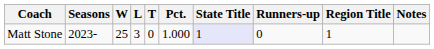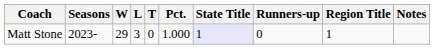(122, 34) 25 -> (122, 34) 29
